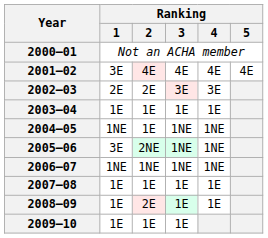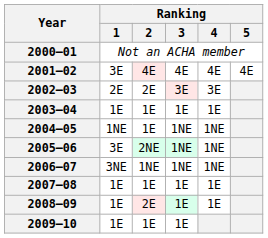(116, 167) 1NE -> (116, 167) 3NE
